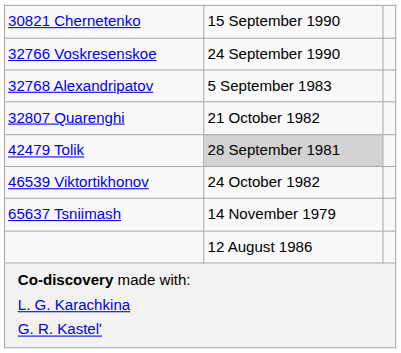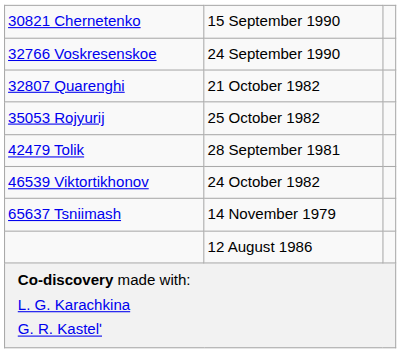- row: (81, 85)
+ row: (56, 118)
(274, 150) lightgrey background -> (274, 150) no background
